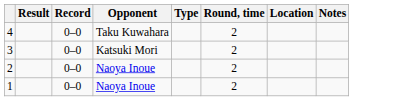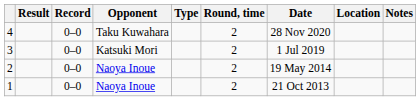+ column: (301, 13)
